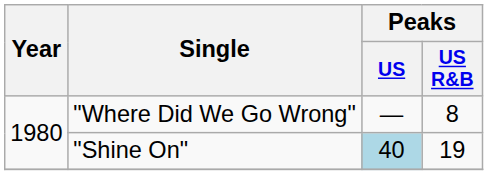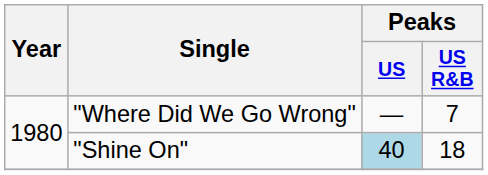(452, 113) 8 -> (452, 113) 7
(452, 151) 19 -> (452, 151) 18
